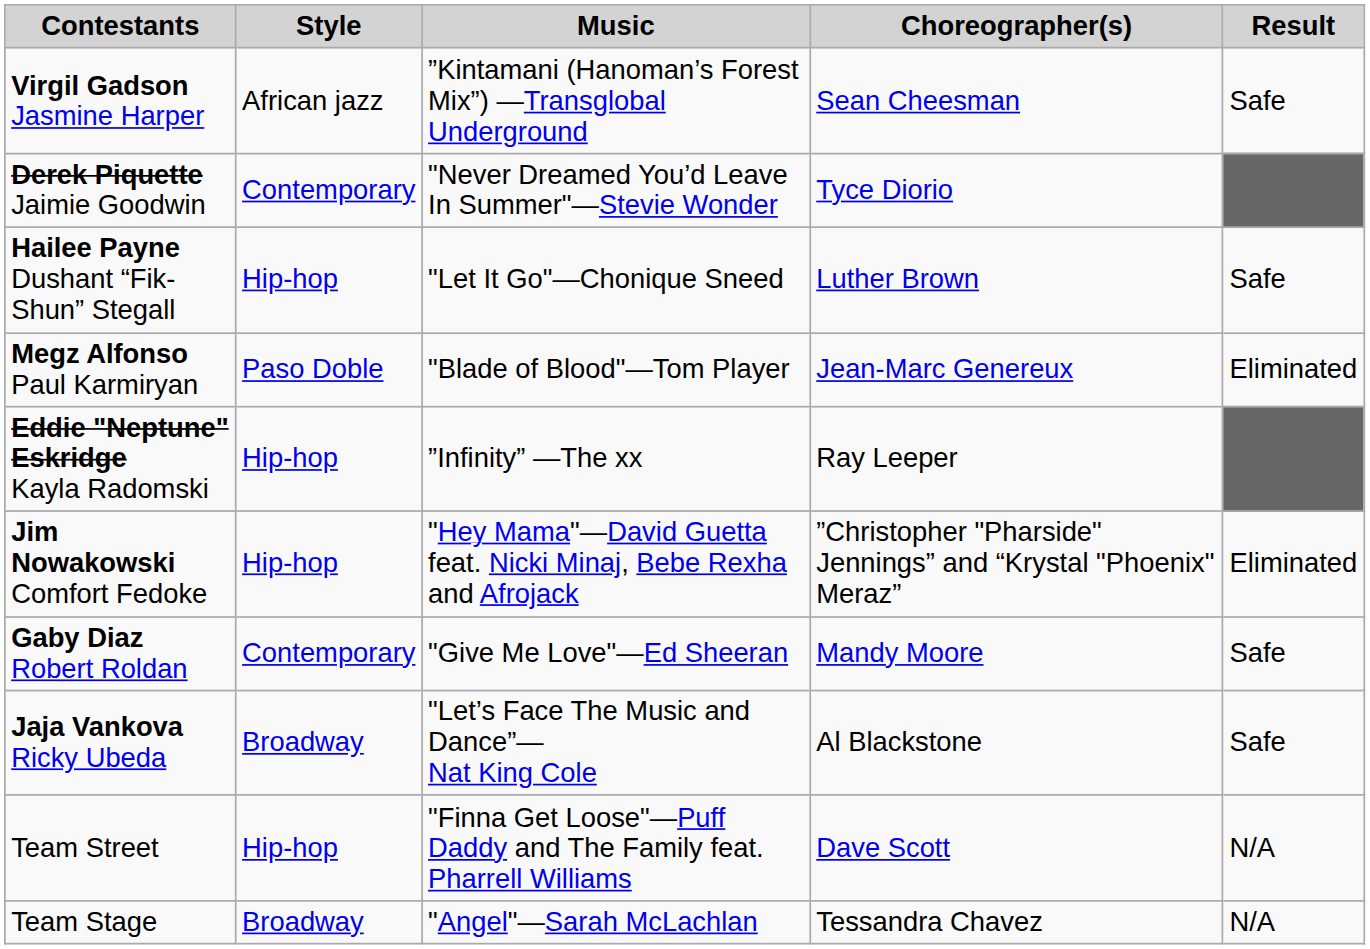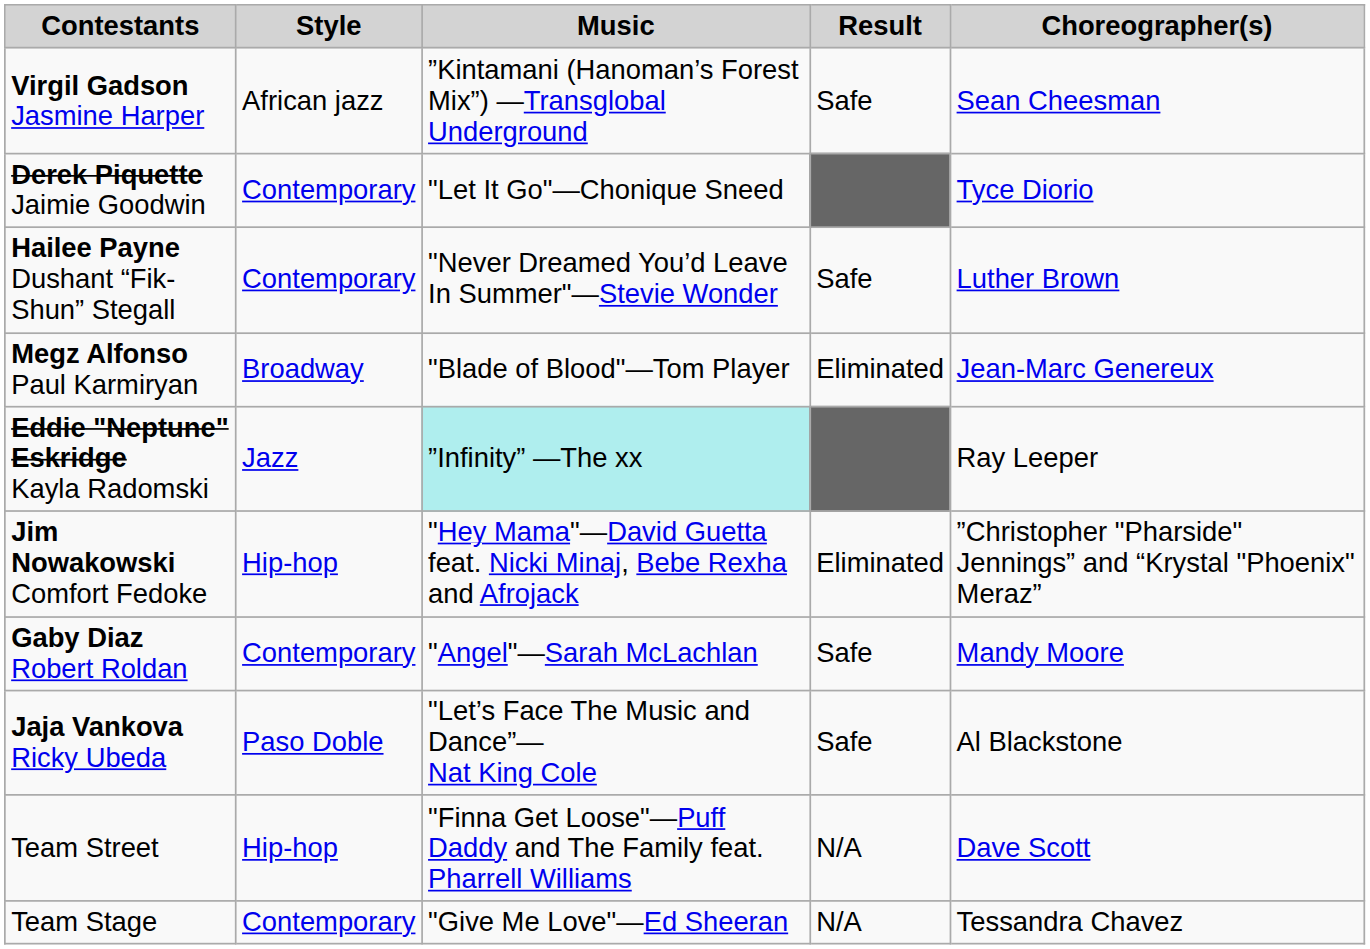columns swapped: (1017, 26) <-> (1293, 26)
(608, 189) "Never Dreamed You’d Leave In Summer"—Stevie Wonder -> (606, 189) "Let It Go"—Chonique Sneed
(290, 279) Hip-hop -> (329, 279) Contemporary
(606, 279) "Let It Go"—Chonique Sneed -> (608, 279) "Never Dreamed You’d Leave In Summer"—Stevie Wonder
(313, 369) Paso Doble -> (303, 369) Broadway
(290, 458) Hip-hop -> (270, 458) Jazz
(535, 458) no background -> (535, 458) paleturquoise background
(608, 653) "Give Me Love"—Ed Sheeran -> (593, 653) "Angel"—Sarah McLachlan
(303, 742) Broadway -> (313, 742) Paso Doble
(303, 921) Broadway -> (329, 921) Contemporary
(593, 921) "Angel"—Sarah McLachlan -> (608, 921) "Give Me Love"—Ed Sheeran
